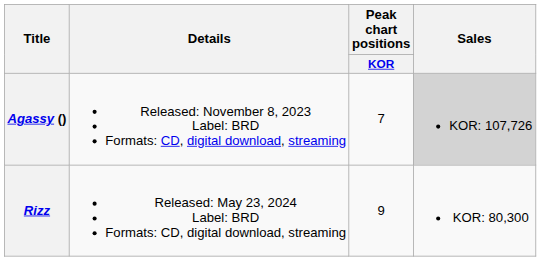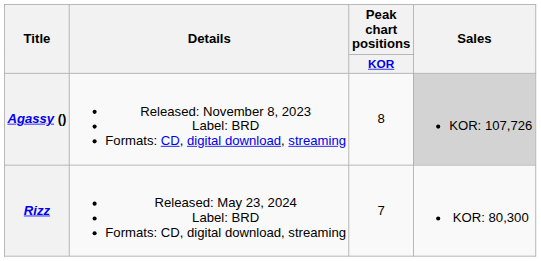(381, 119) 7 -> (381, 119) 8
(381, 210) 9 -> (381, 210) 7
